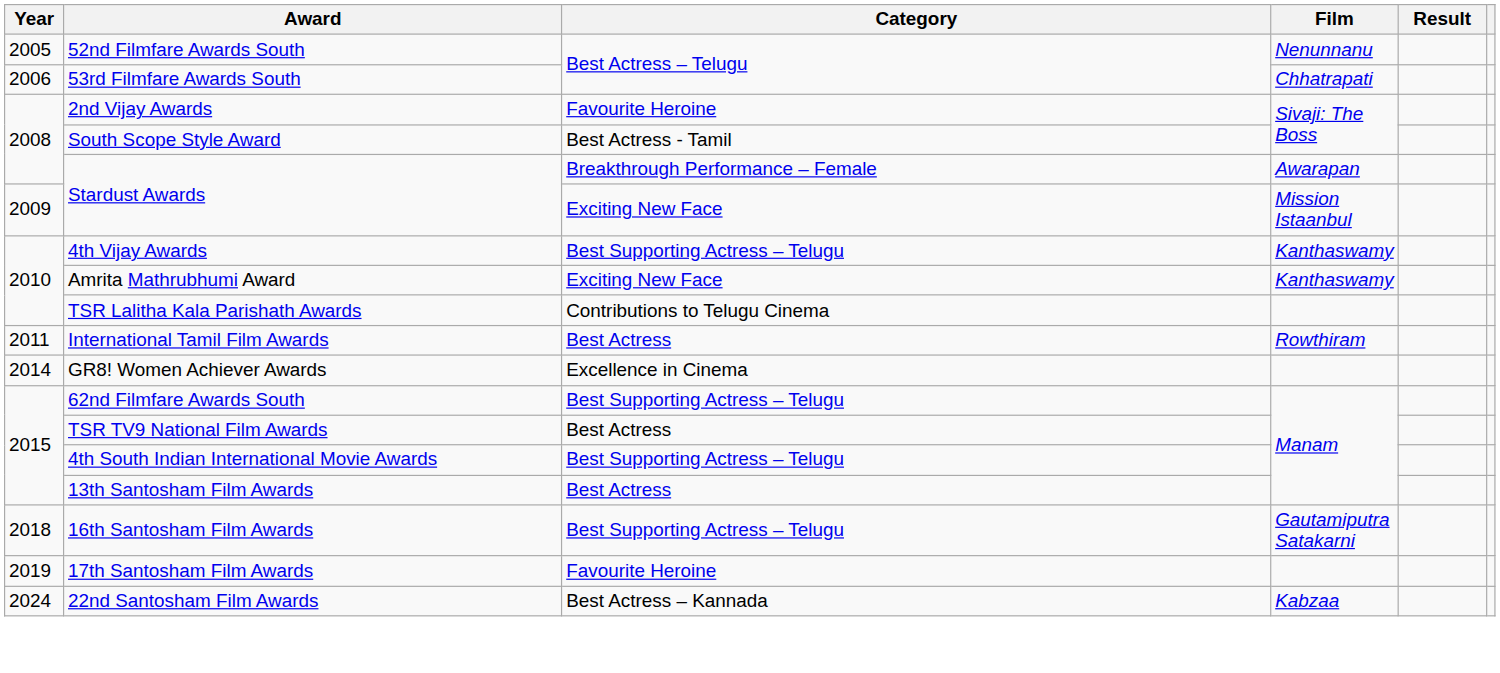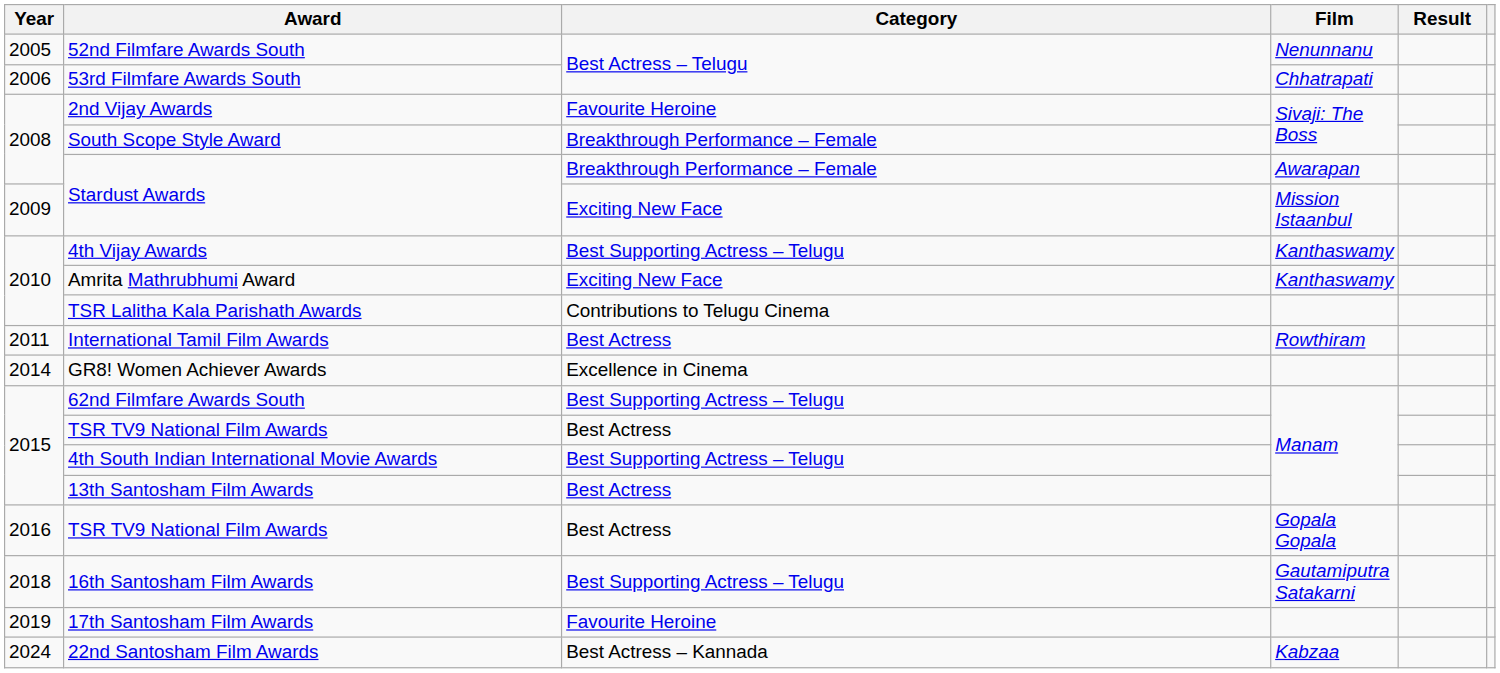(649, 139) Best Actress - Tamil -> (722, 139) Breakthrough Performance – Female
+ row: (30, 530)
